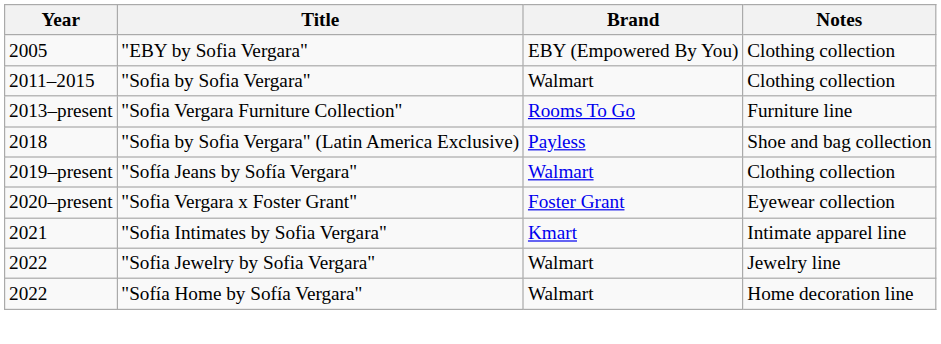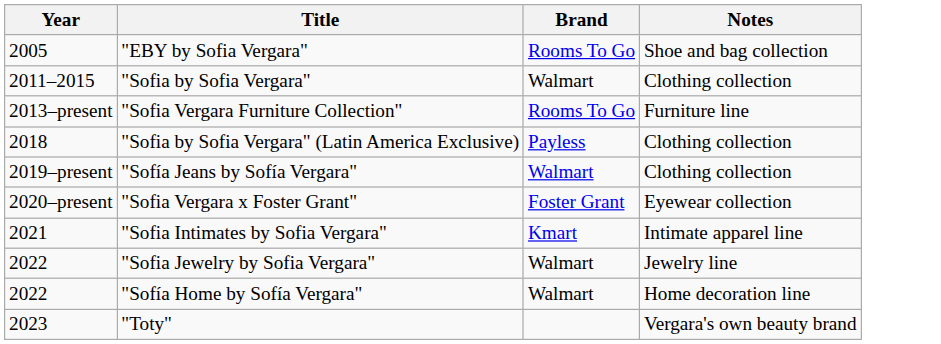(633, 50) EBY (Empowered By You) -> (582, 50) Rooms To Go
(821, 50) Clothing collection -> (736, 50) Shoe and bag collection
(839, 141) Shoe and bag collection -> (718, 141) Clothing collection
+ row: (147, 324)
